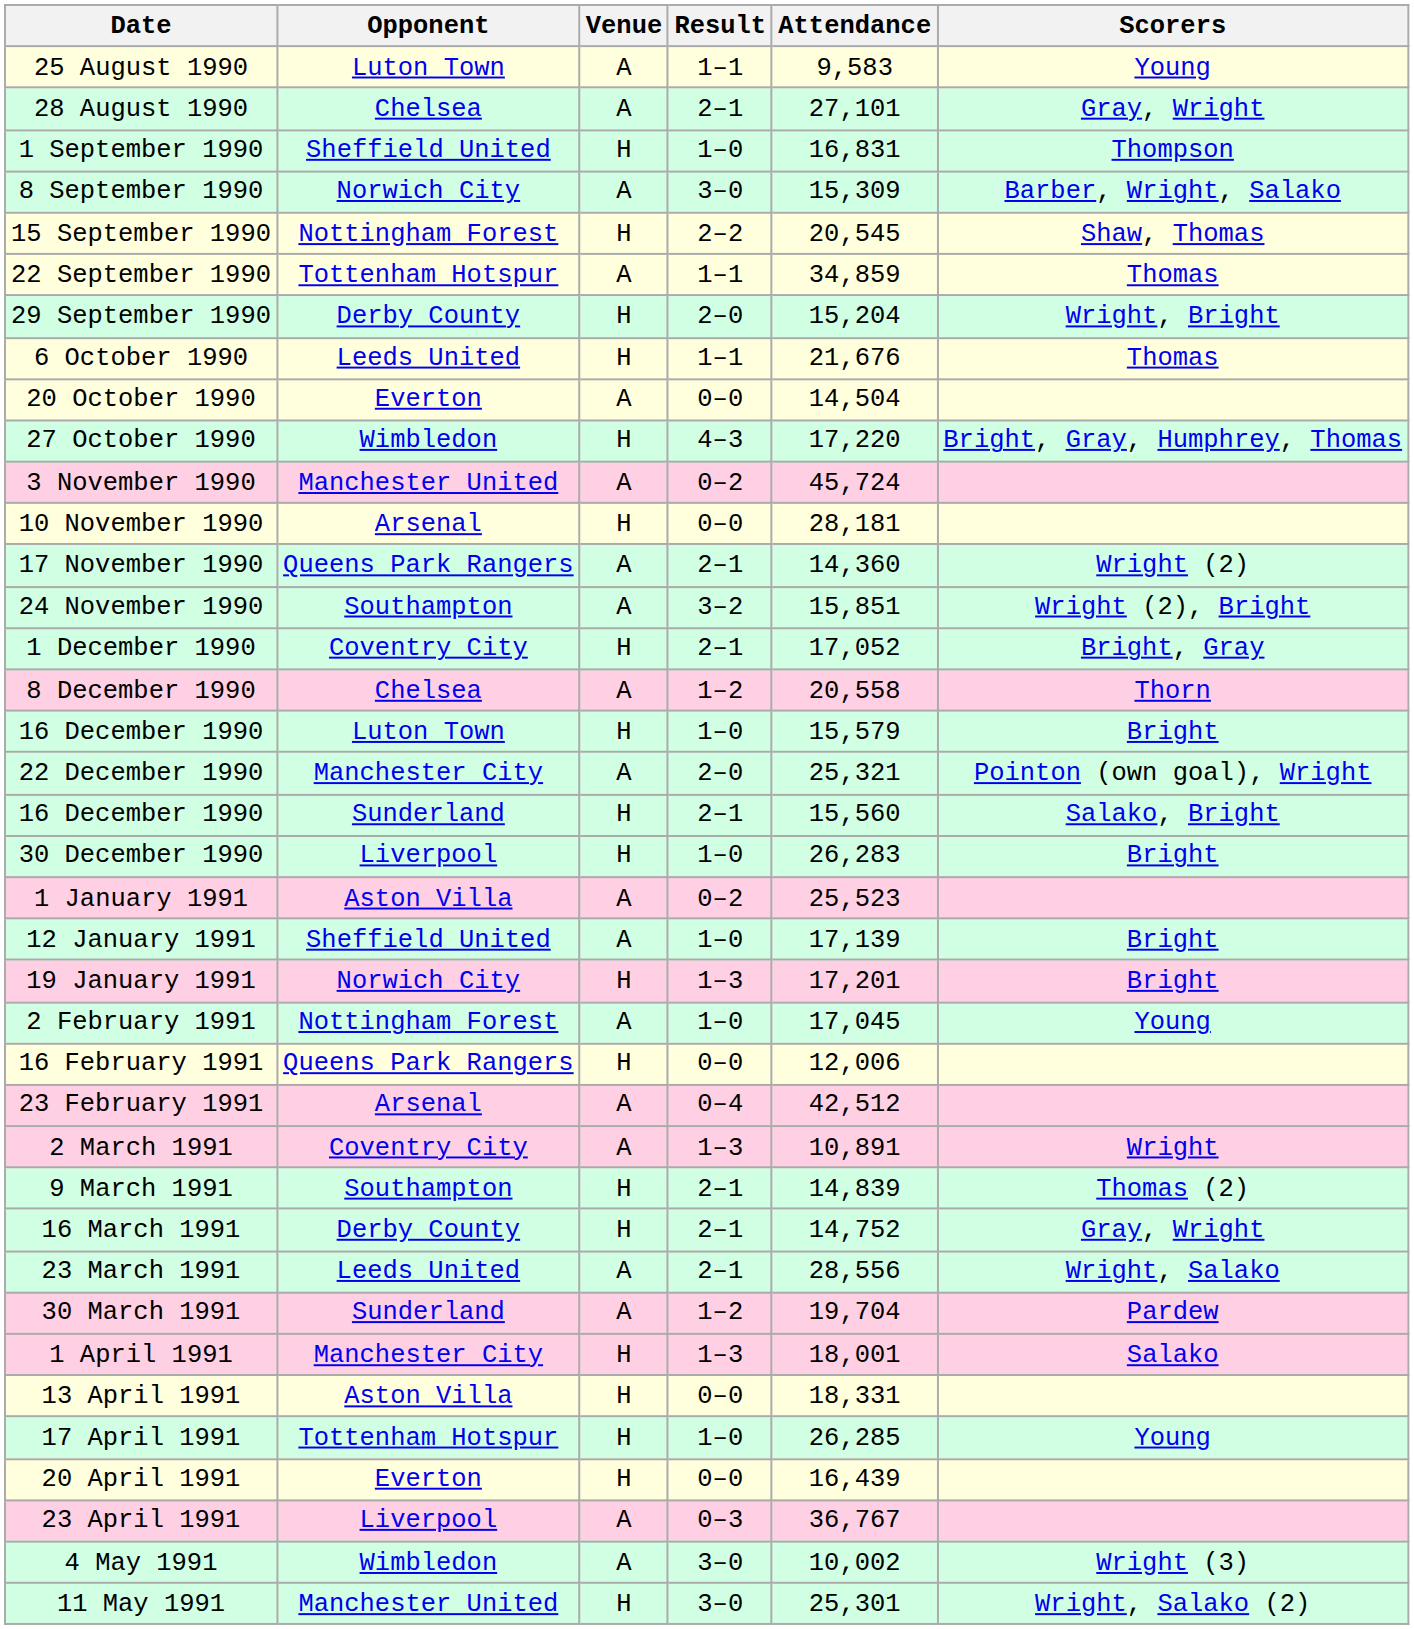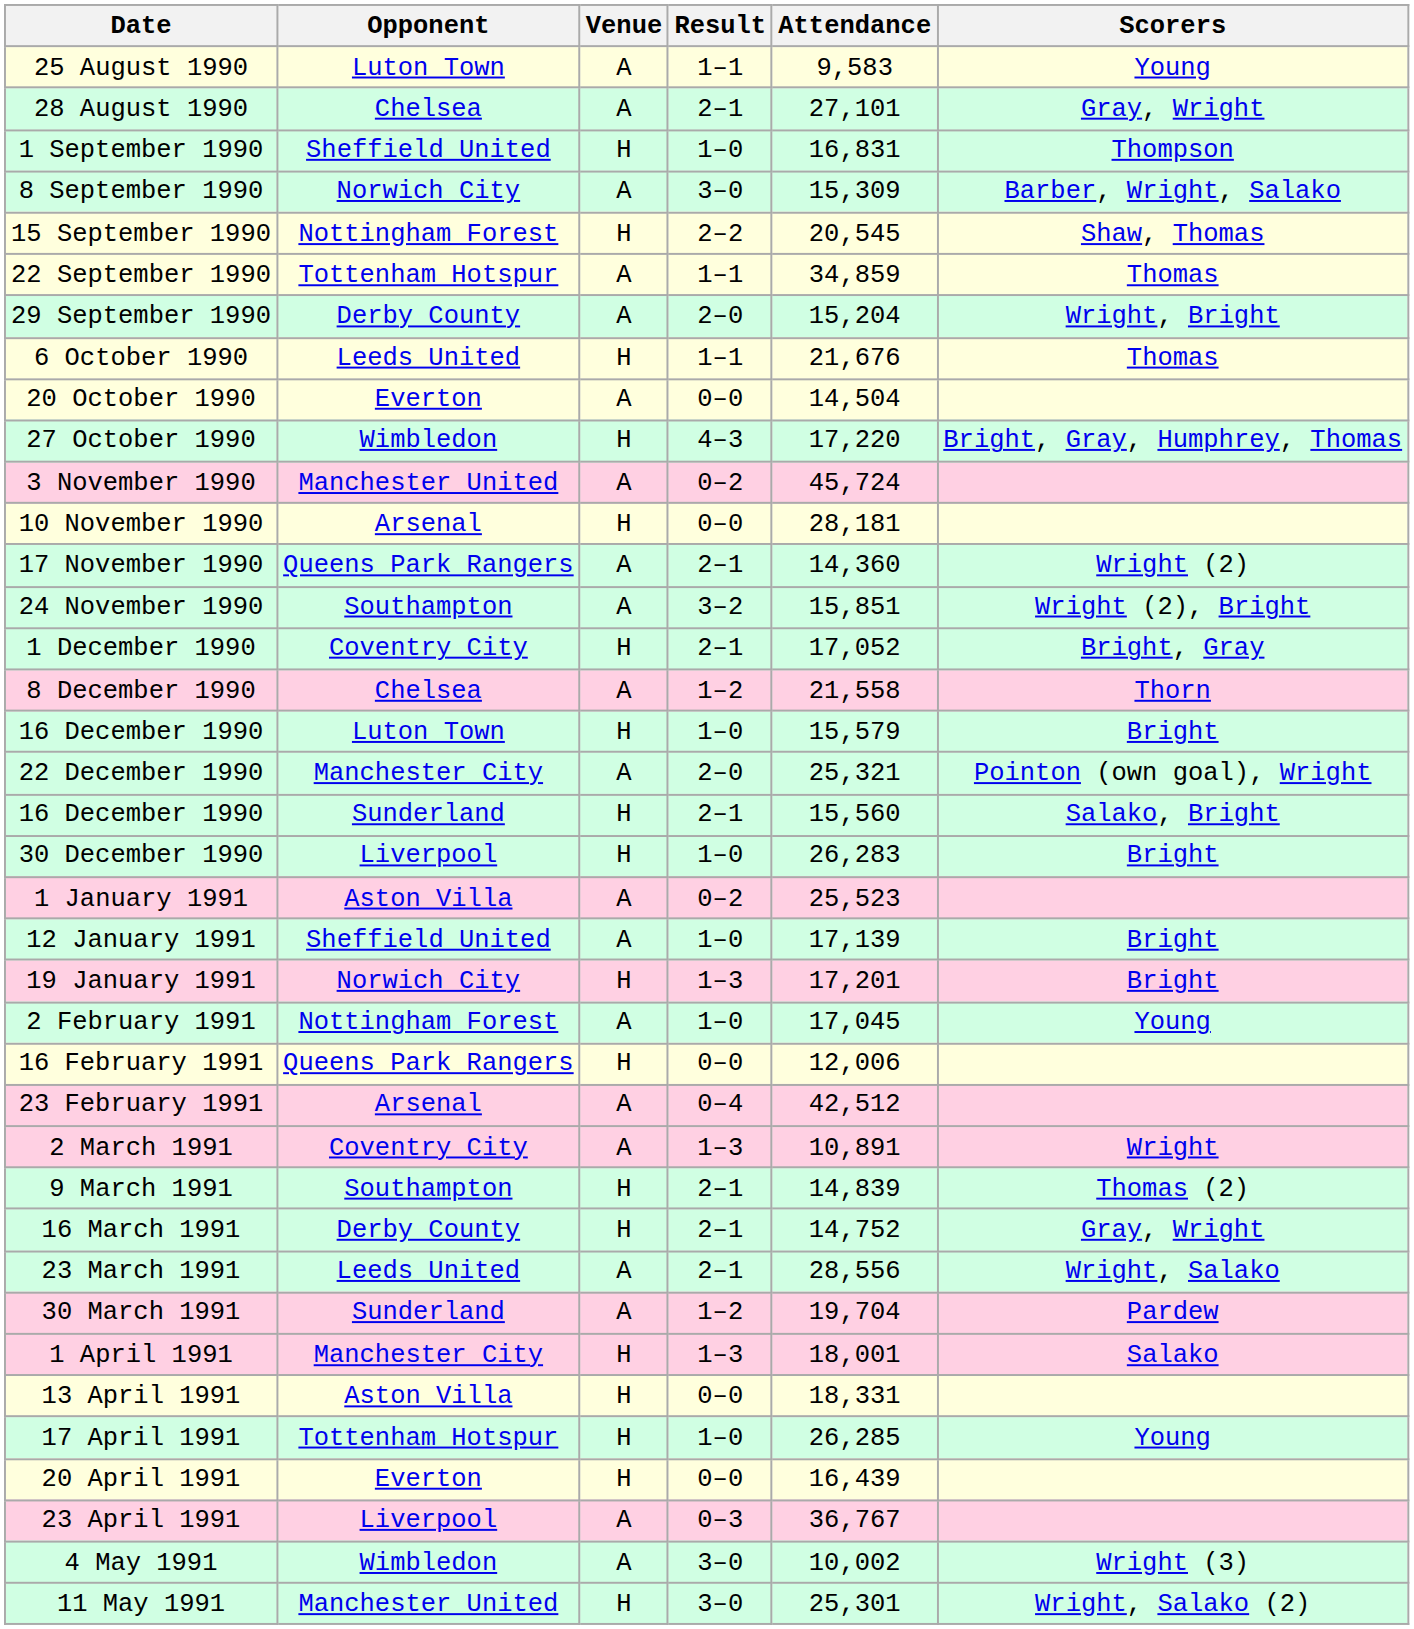(624, 316) H -> (624, 316) A
(855, 690) 20,558 -> (855, 690) 21,558
